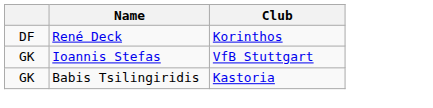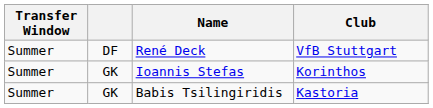+ column: (46, 22)
(248, 36) Korinthos -> (347, 51) VfB Stuttgart
(263, 57) VfB Stuttgart -> (331, 72) Korinthos
